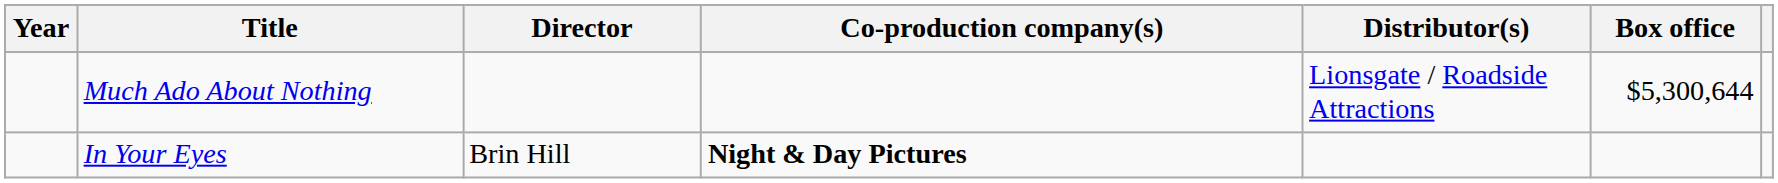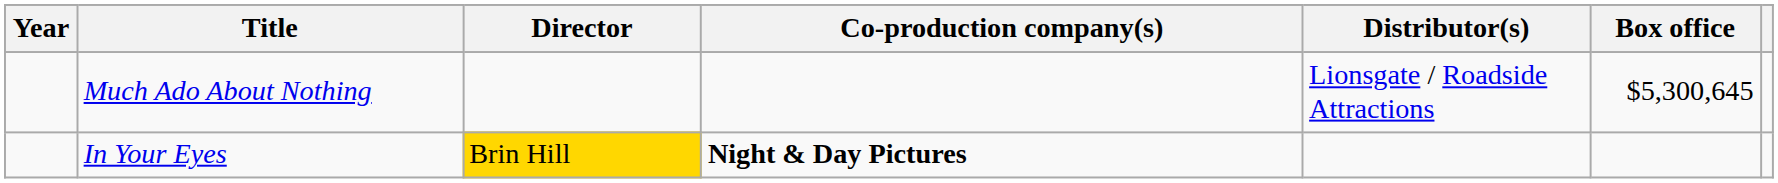(1690, 90) $5,300,644 -> (1690, 90) $5,300,645
(520, 154) no background -> (520, 154) gold background
